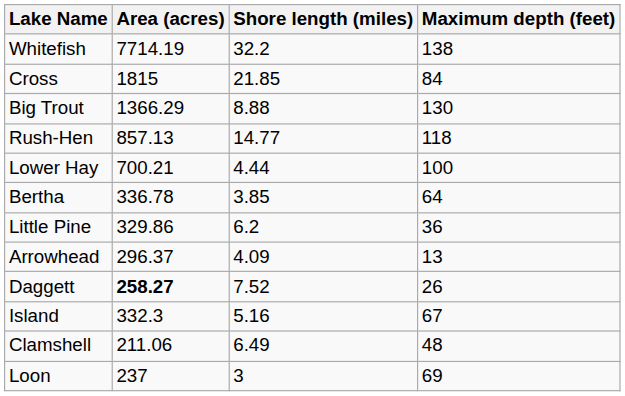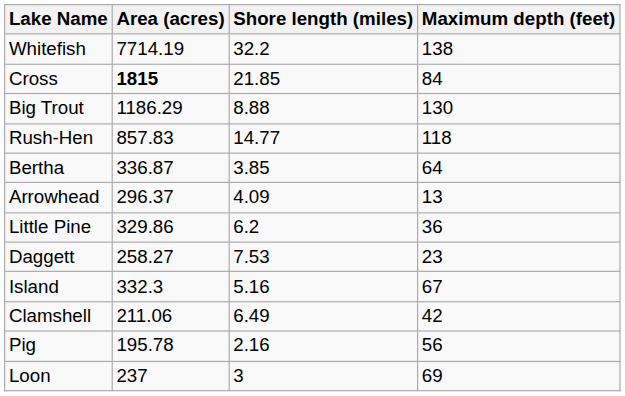(137, 78) normal -> (137, 78) bold
(150, 108) 1366.29 -> (150, 108) 1186.29
(145, 138) 857.13 -> (145, 138) 857.83
- row: (54, 167)
(145, 197) 336.78 -> (145, 167) 336.87
rows swapped: (50, 227) <-> (54, 256)
(145, 286) bold -> (145, 256) normal
(251, 286) 7.52 -> (251, 256) 7.53
(432, 286) 26 -> (432, 256) 23
(432, 345) 48 -> (432, 316) 42
+ row: (22, 345)
